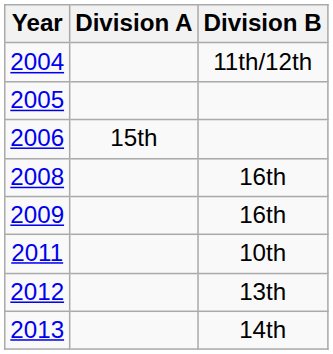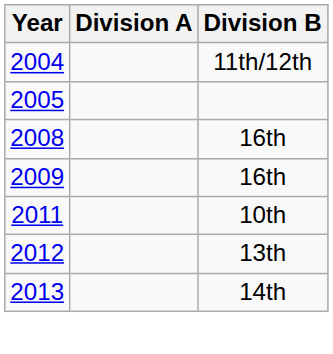- row: (37, 138)
